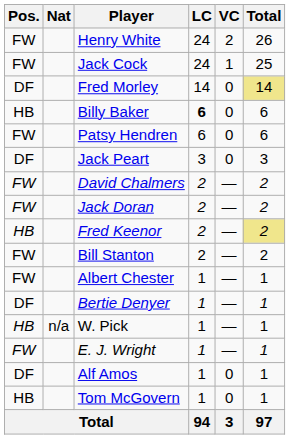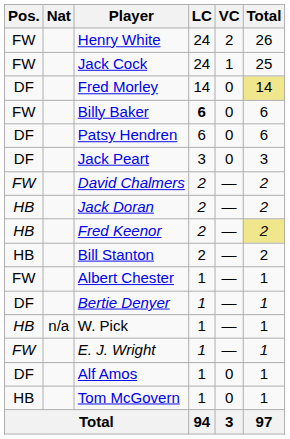(24, 111) HB -> (24, 111) FW
(24, 135) FW -> (24, 135) DF
(24, 207) FW -> (24, 207) HB
(24, 254) FW -> (24, 254) HB
